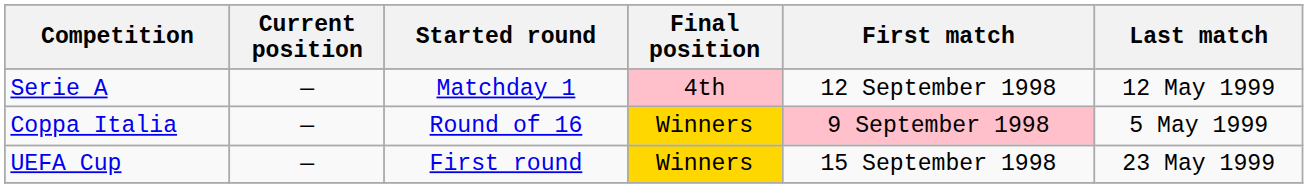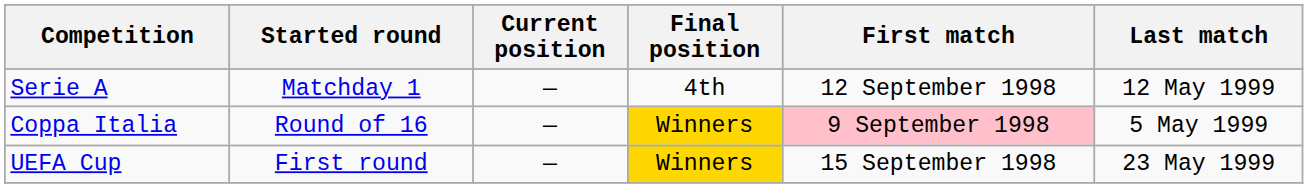columns swapped: (506, 37) <-> (307, 37)
(705, 88) pink background -> (705, 88) no background
